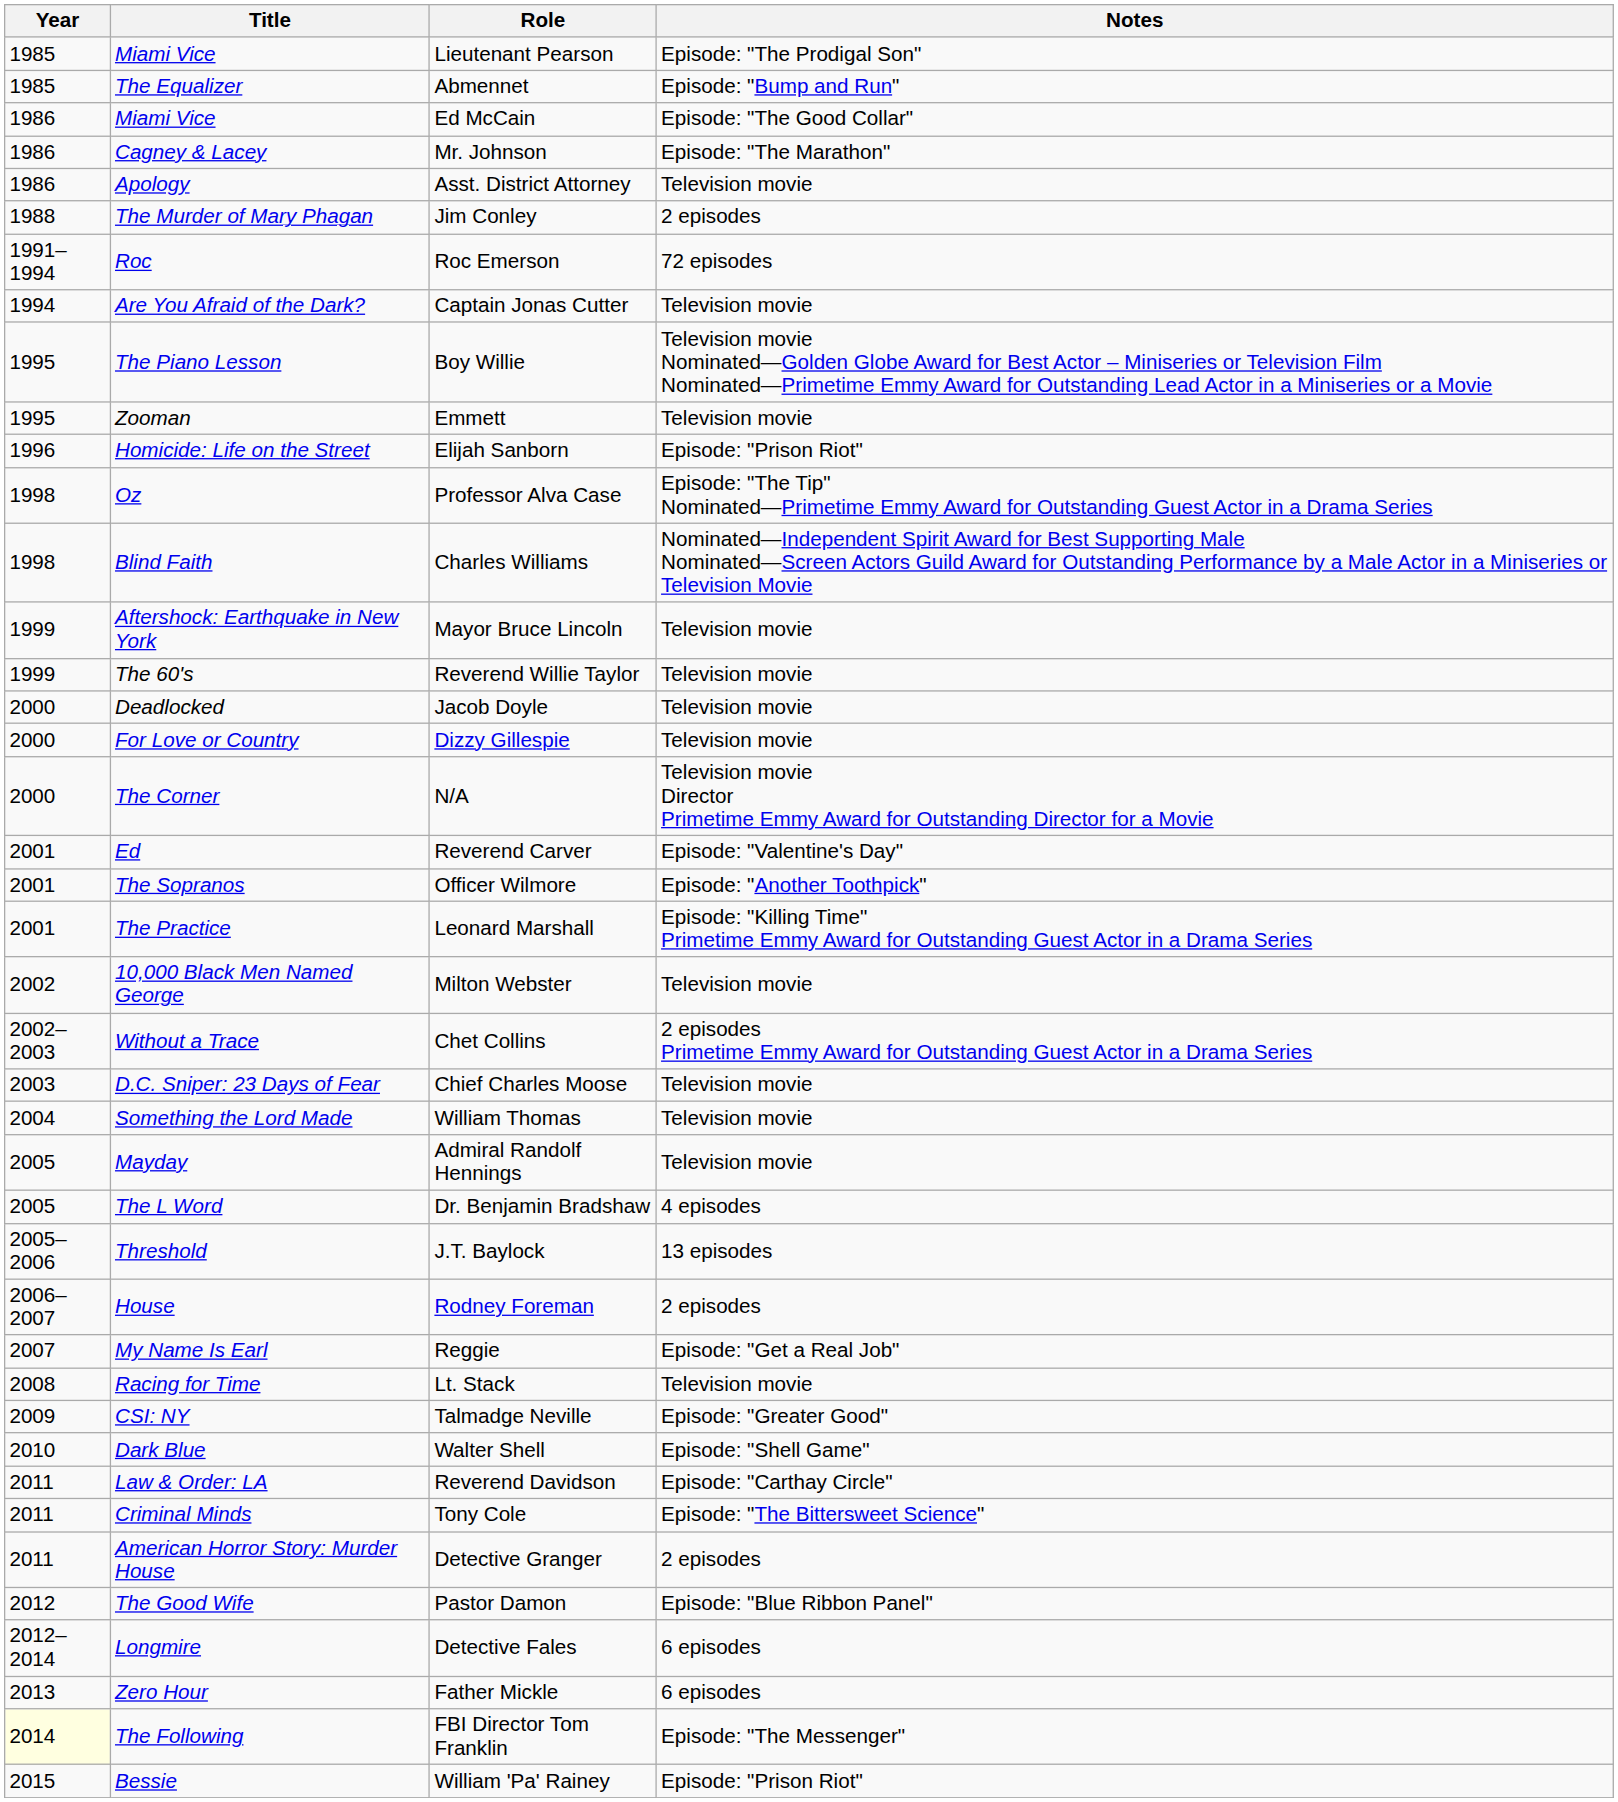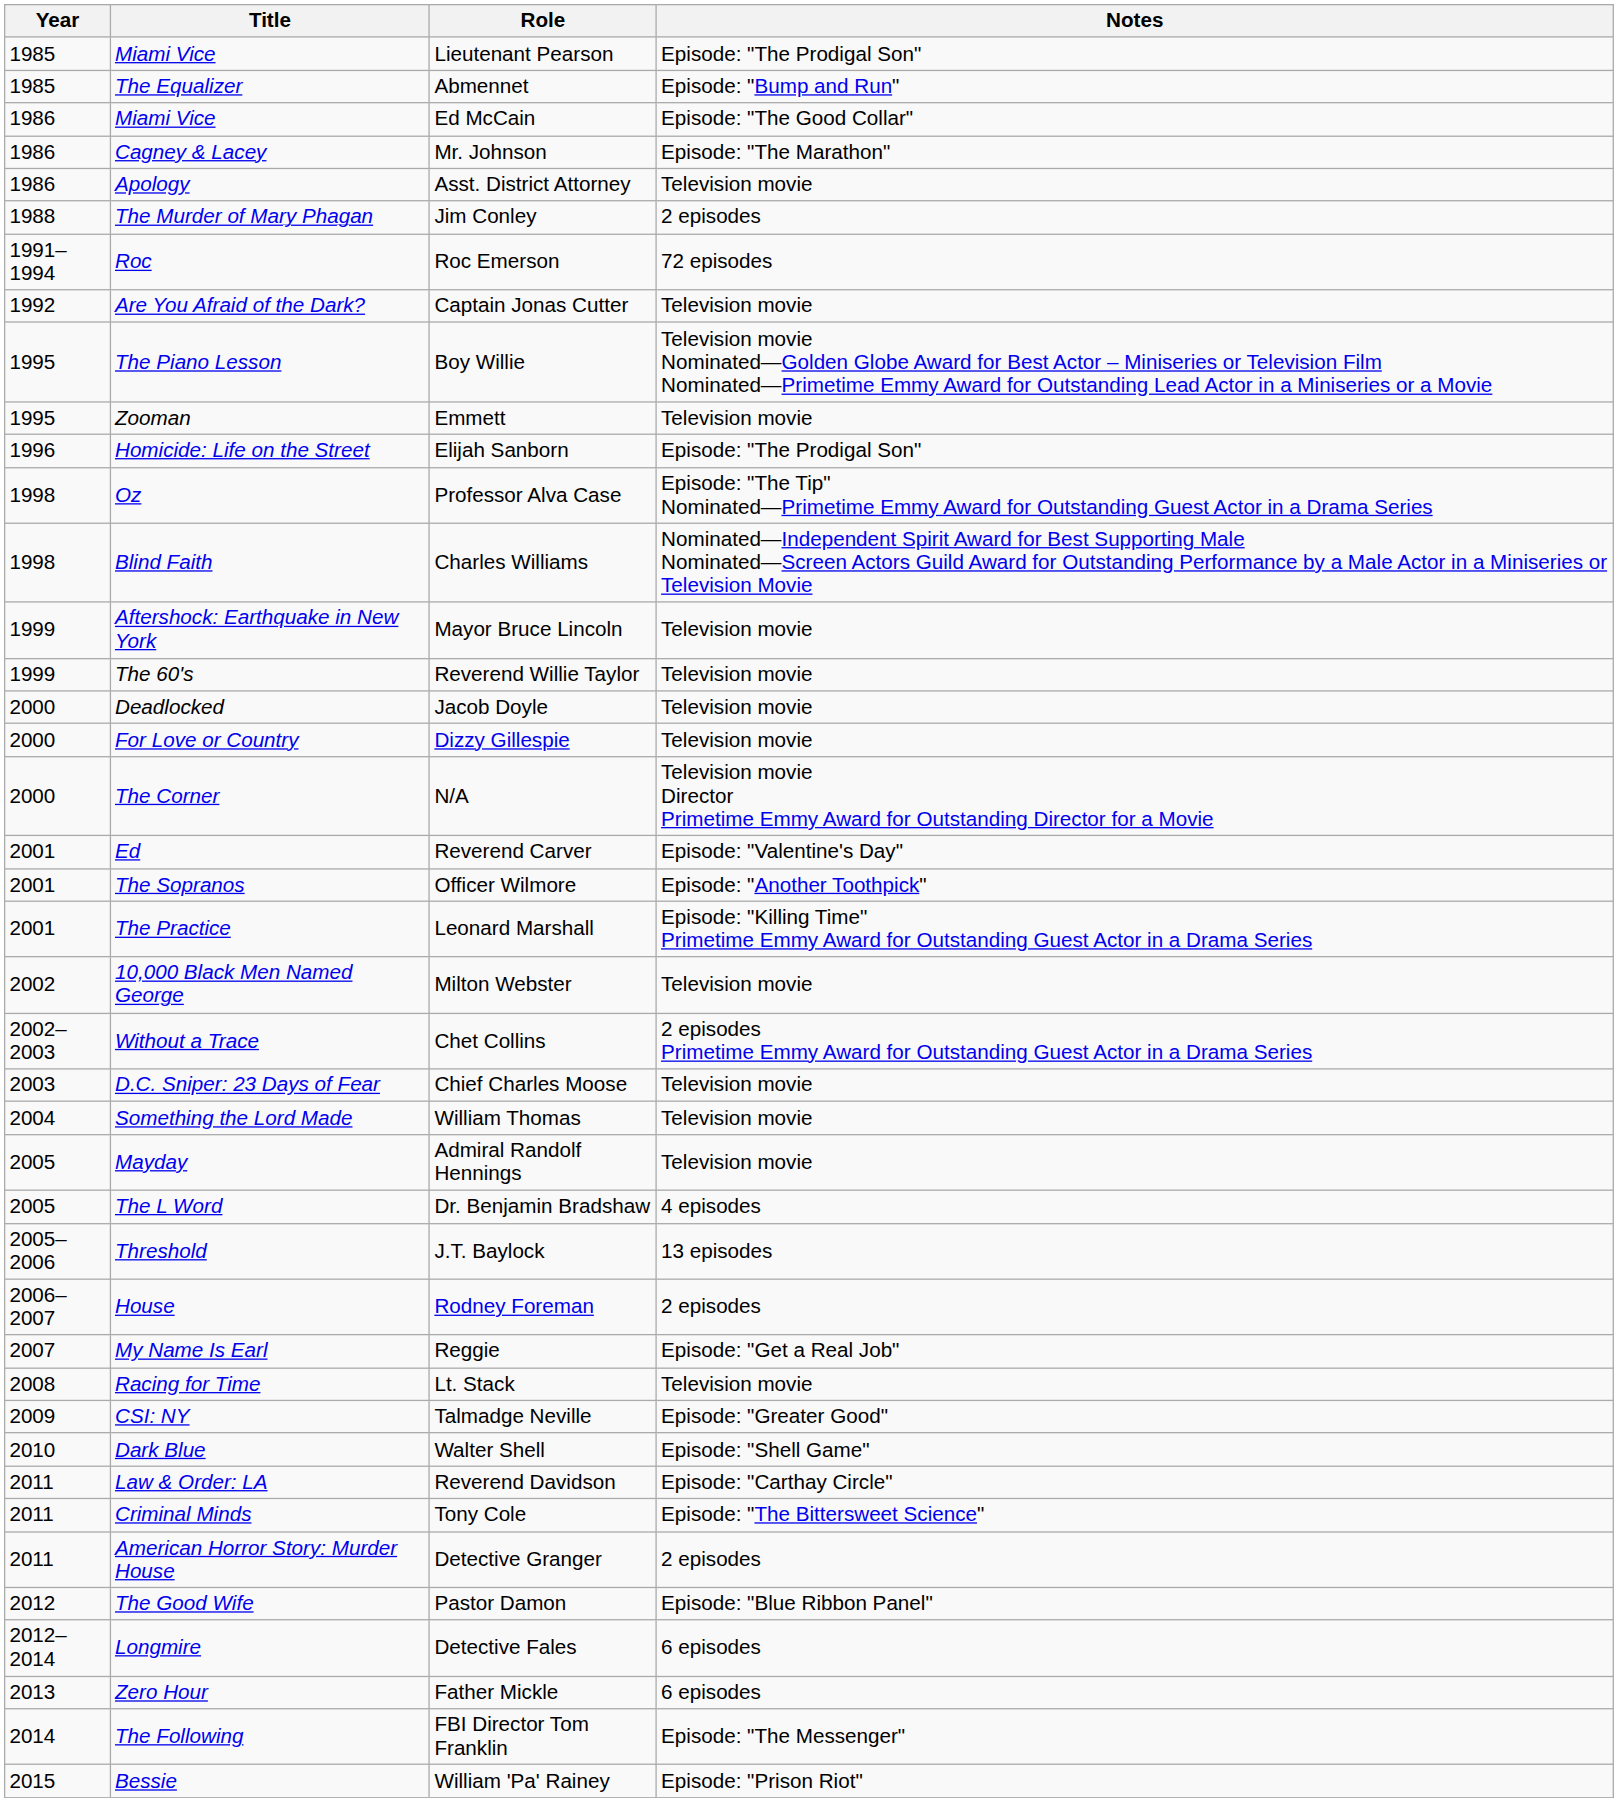(32, 305) 1994 -> (32, 305) 1992
(762, 450) Episode: "Prison Riot" -> (791, 450) Episode: "The Prodigal Son"
(32, 1736) lightyellow background -> (32, 1736) no background
